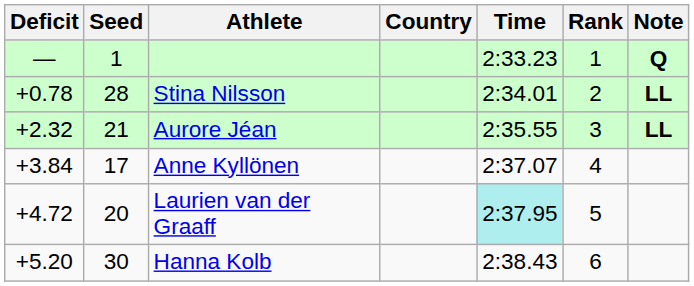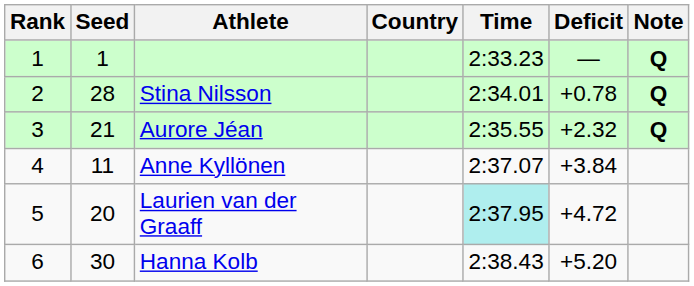columns swapped: (595, 22) <-> (44, 22)
(659, 93) LL -> (659, 93) Q
(659, 129) LL -> (659, 129) Q
(116, 165) 17 -> (102, 165) 11
